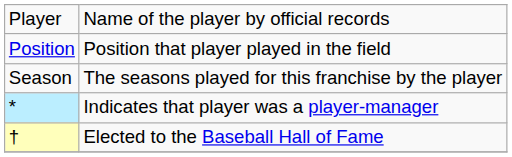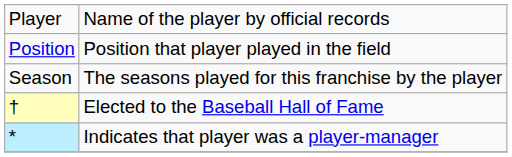rows swapped: (12, 107) <-> (14, 136)
